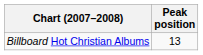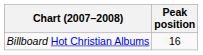(175, 41) 13 -> (175, 41) 16
